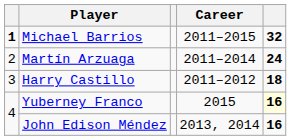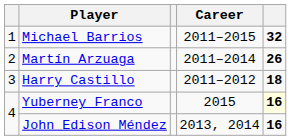(12, 37) bold -> (12, 37) normal
(274, 59) 24 -> (274, 59) 26
